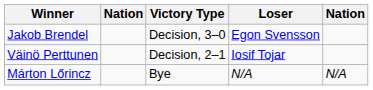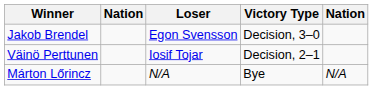columns swapped: (187, 14) <-> (276, 14)
